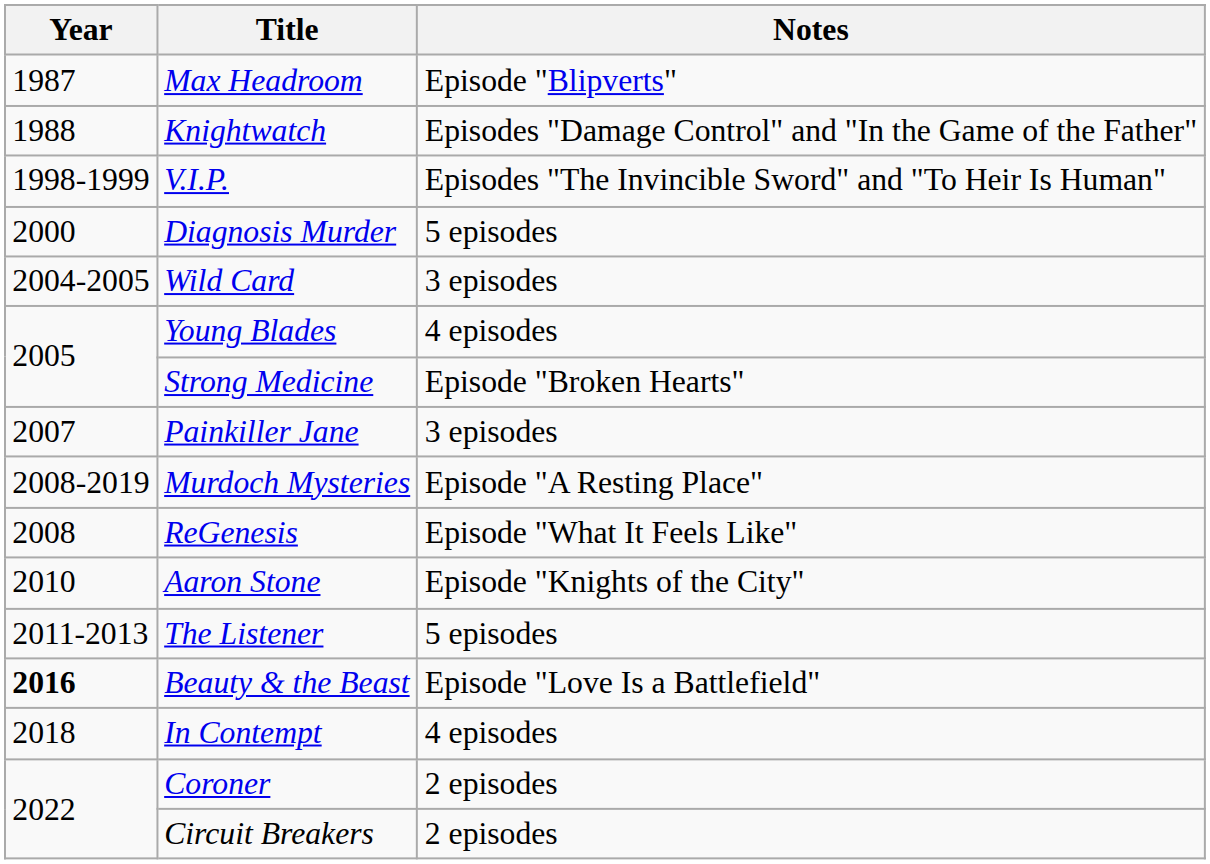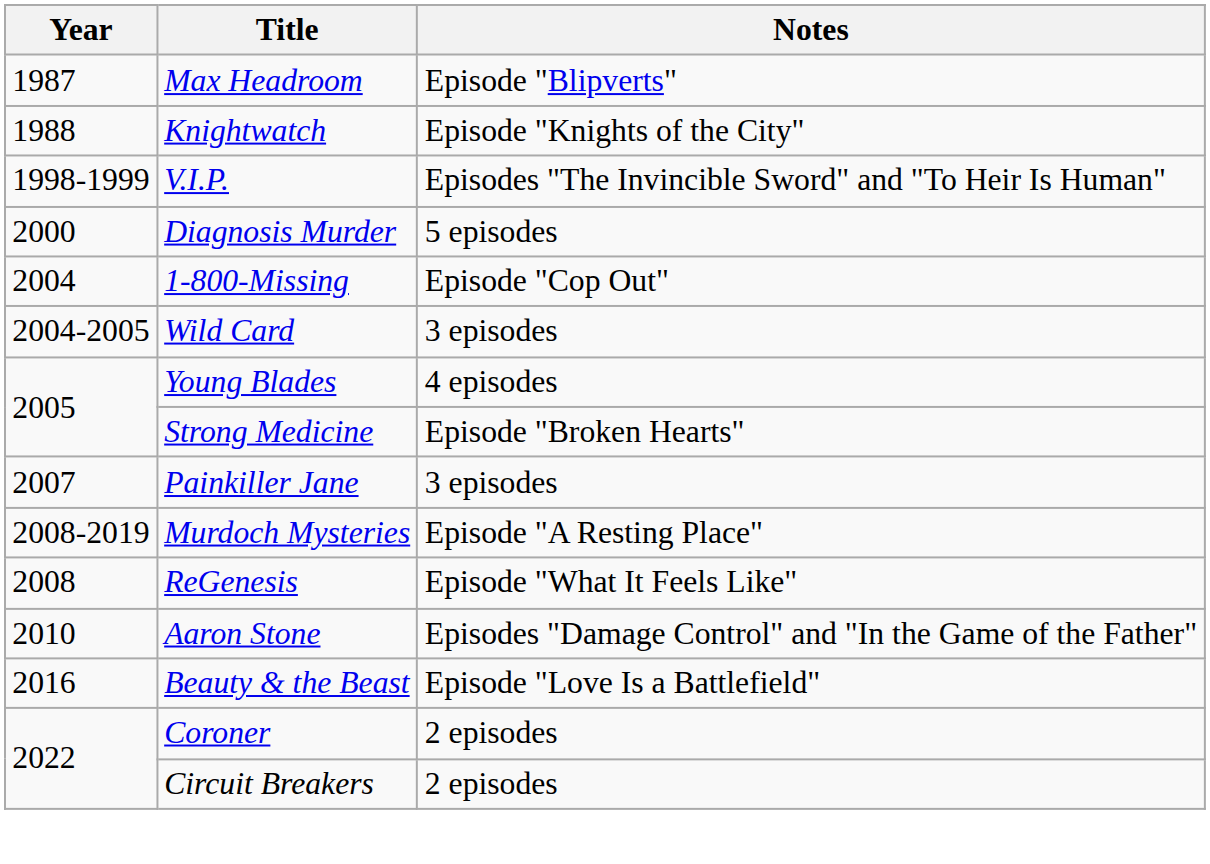(811, 130) Episodes "Damage Control" and "In the Game of the Father" -> (615, 130) Episode "Knights of the City"
+ row: (257, 280)
(615, 582) Episode "Knights of the City" -> (811, 632) Episodes "Damage Control" and "In the Game of the Father"
- row: (244, 632)
(44, 682) bold -> (44, 682) normal
- row: (243, 733)
